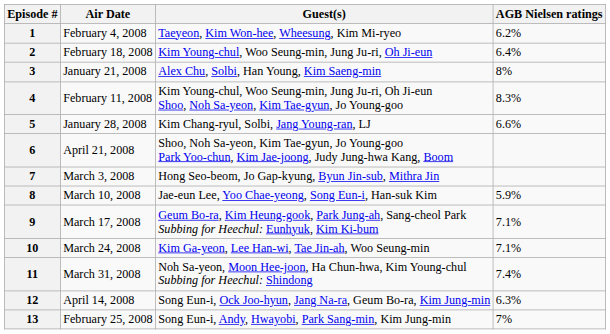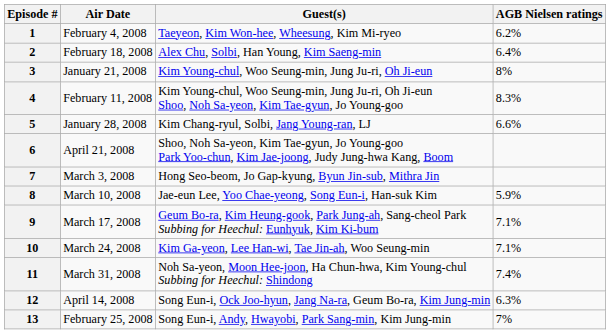(295, 52) Kim Young-chul, Woo Seung-min, Jung Ju-ri, Oh Ji-eun -> (270, 52) Alex Chu, Solbi, Han Young, Kim Saeng-min
(270, 71) Alex Chu, Solbi, Han Young, Kim Saeng-min -> (295, 71) Kim Young-chul, Woo Seung-min, Jung Ju-ri, Oh Ji-eun
